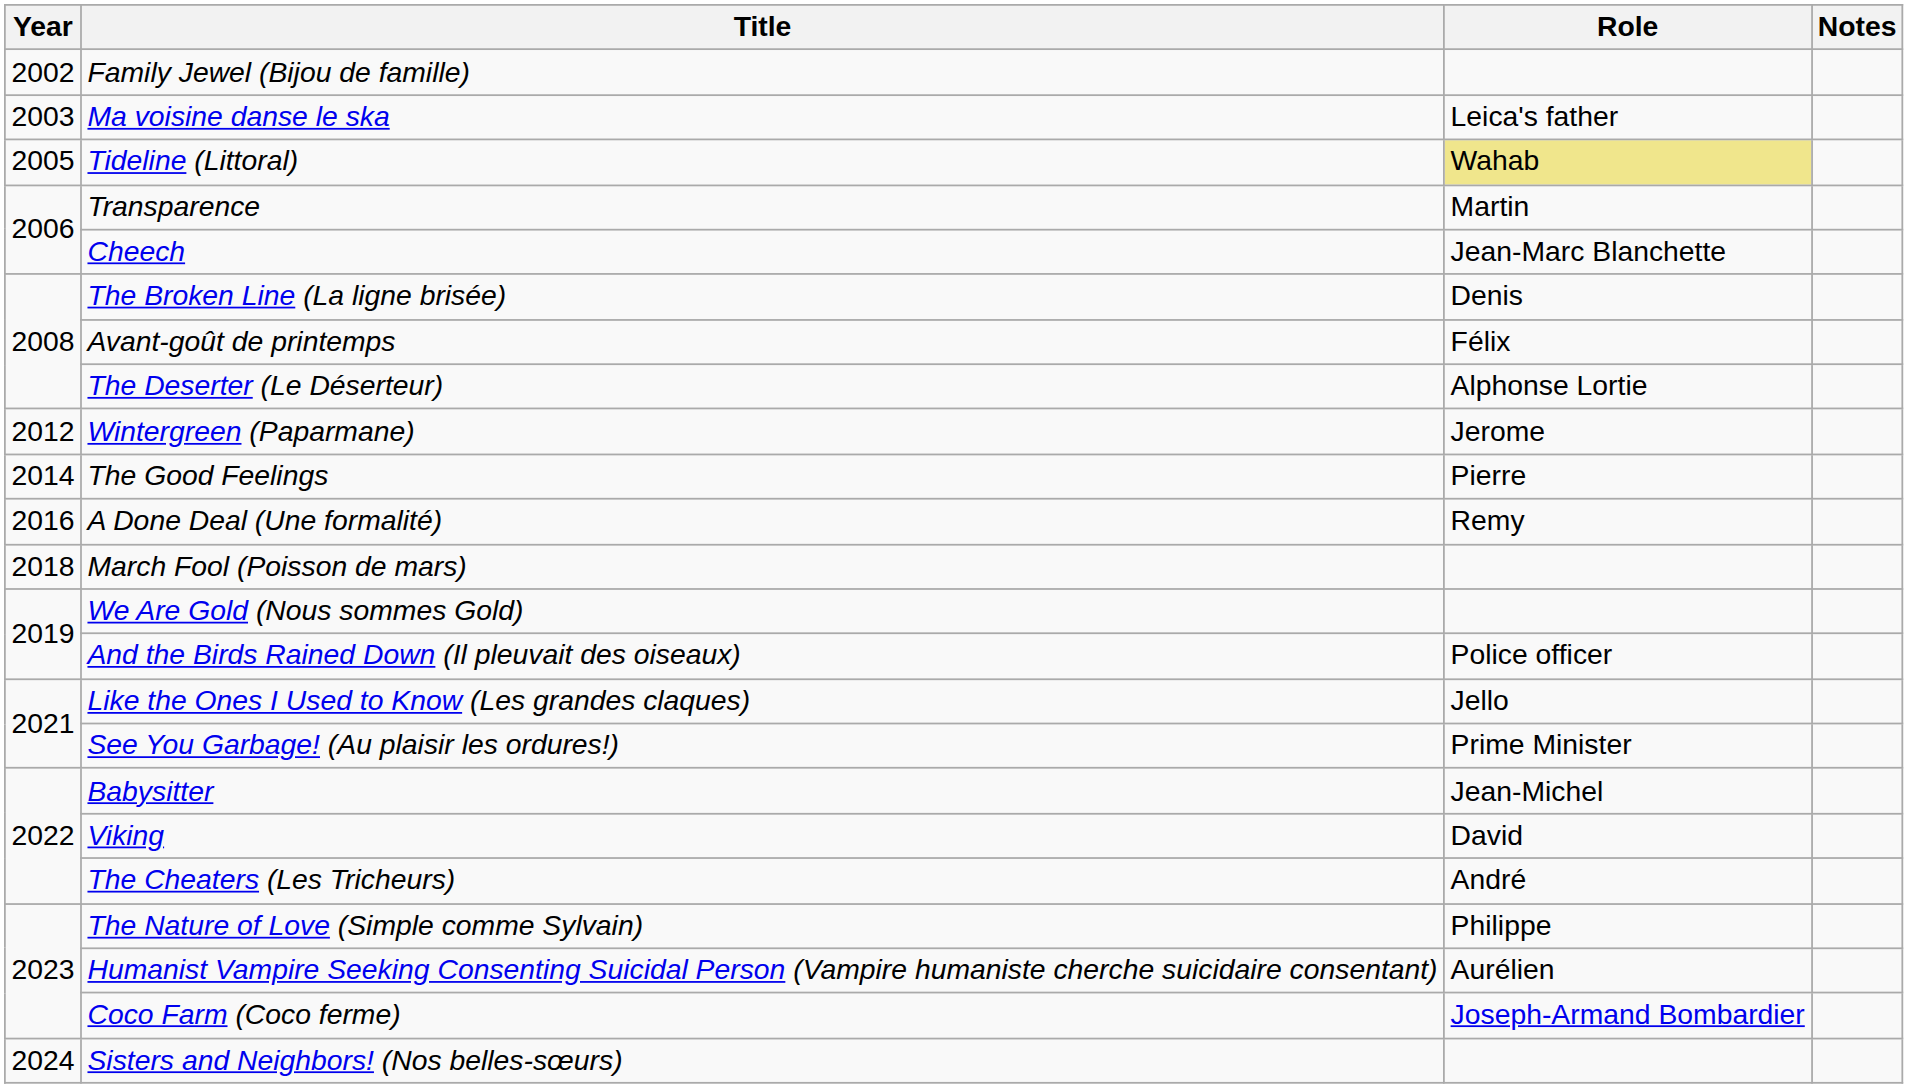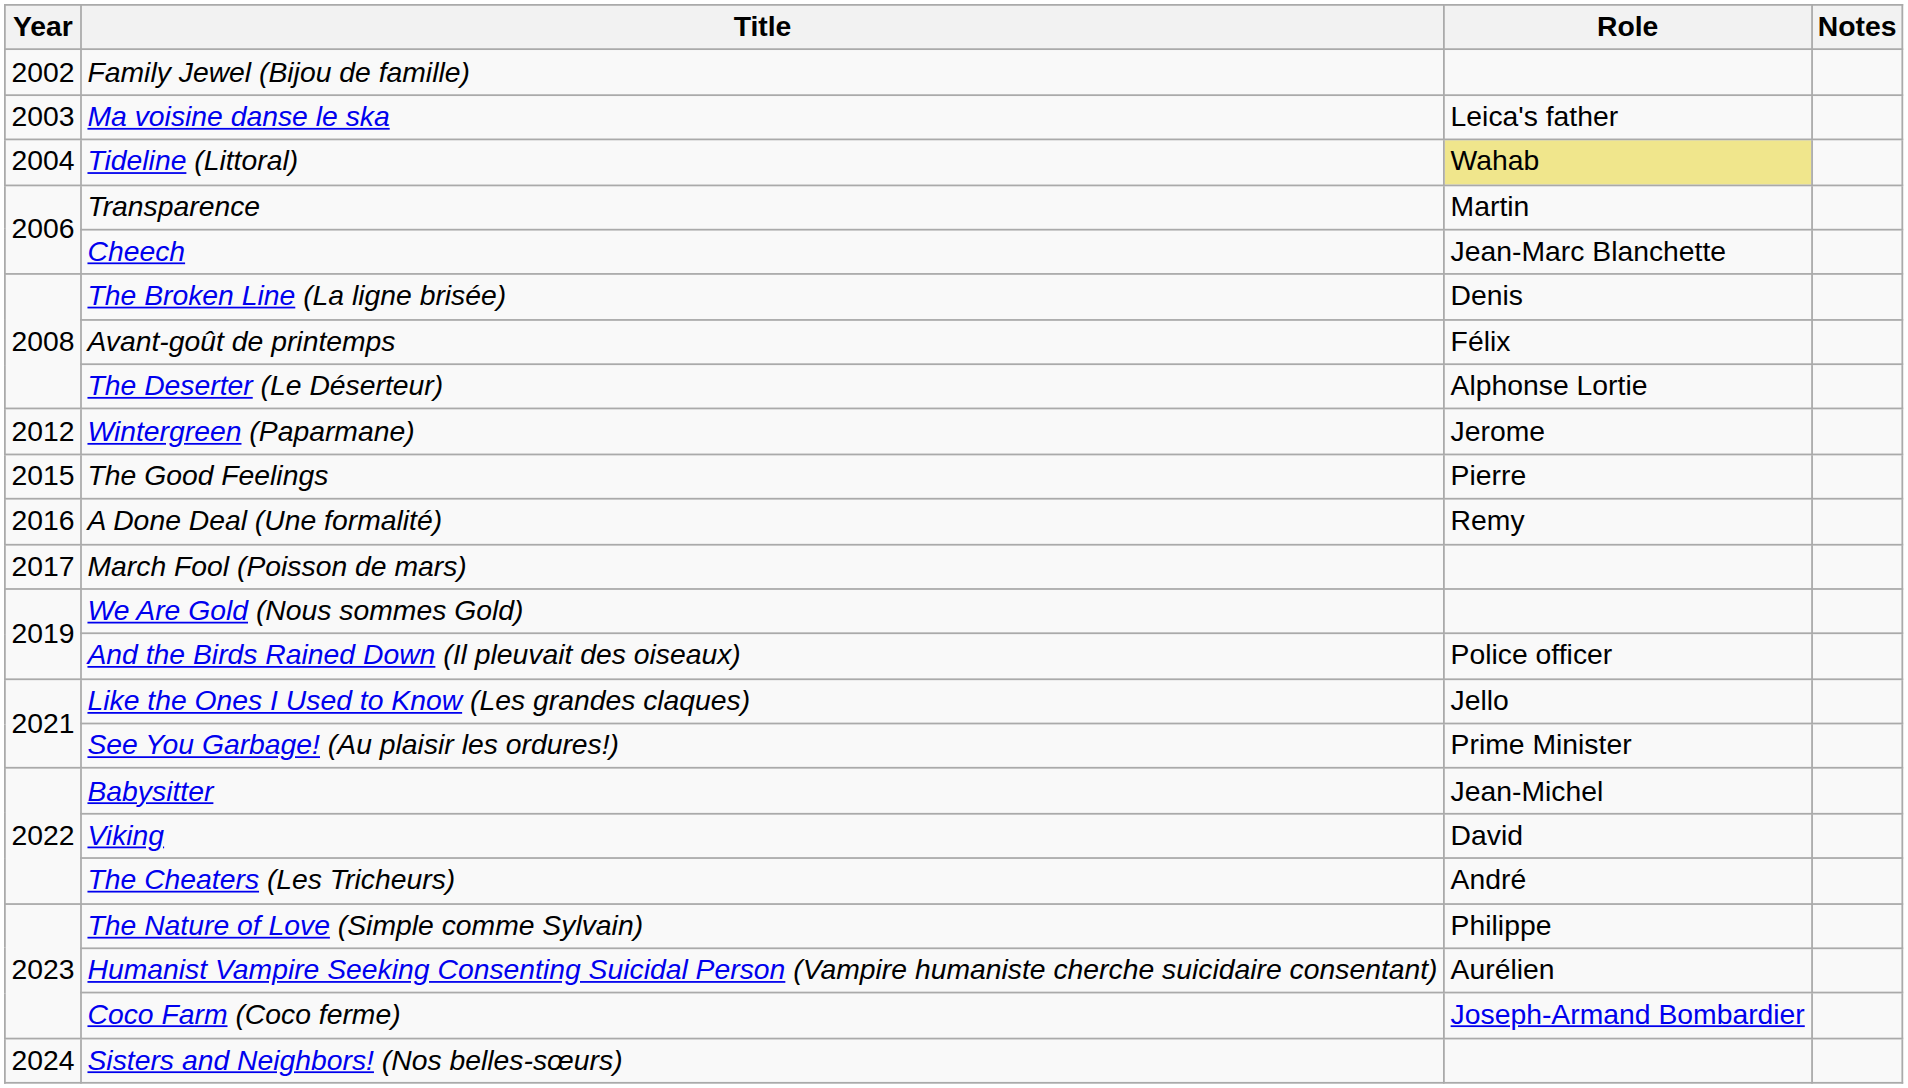(43, 161) 2005 -> (43, 161) 2004
(43, 476) 2014 -> (43, 476) 2015
(43, 565) 2018 -> (43, 565) 2017
